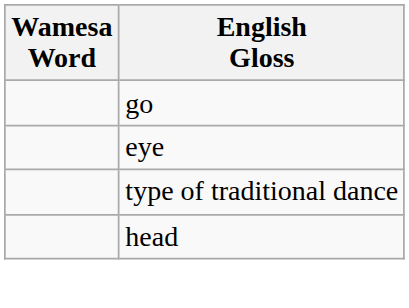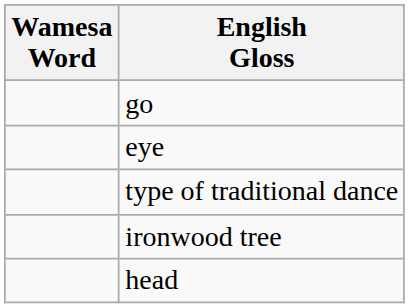+ row: (204, 235)
